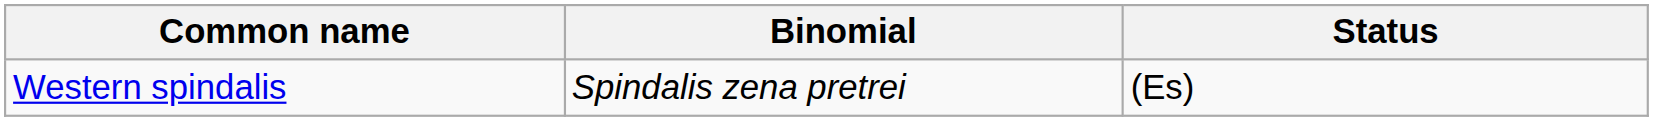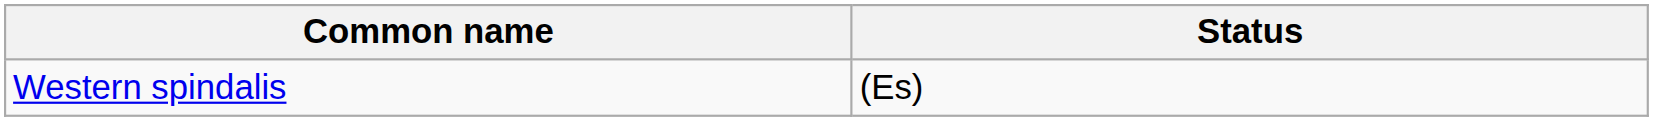- column: (843, 32)
